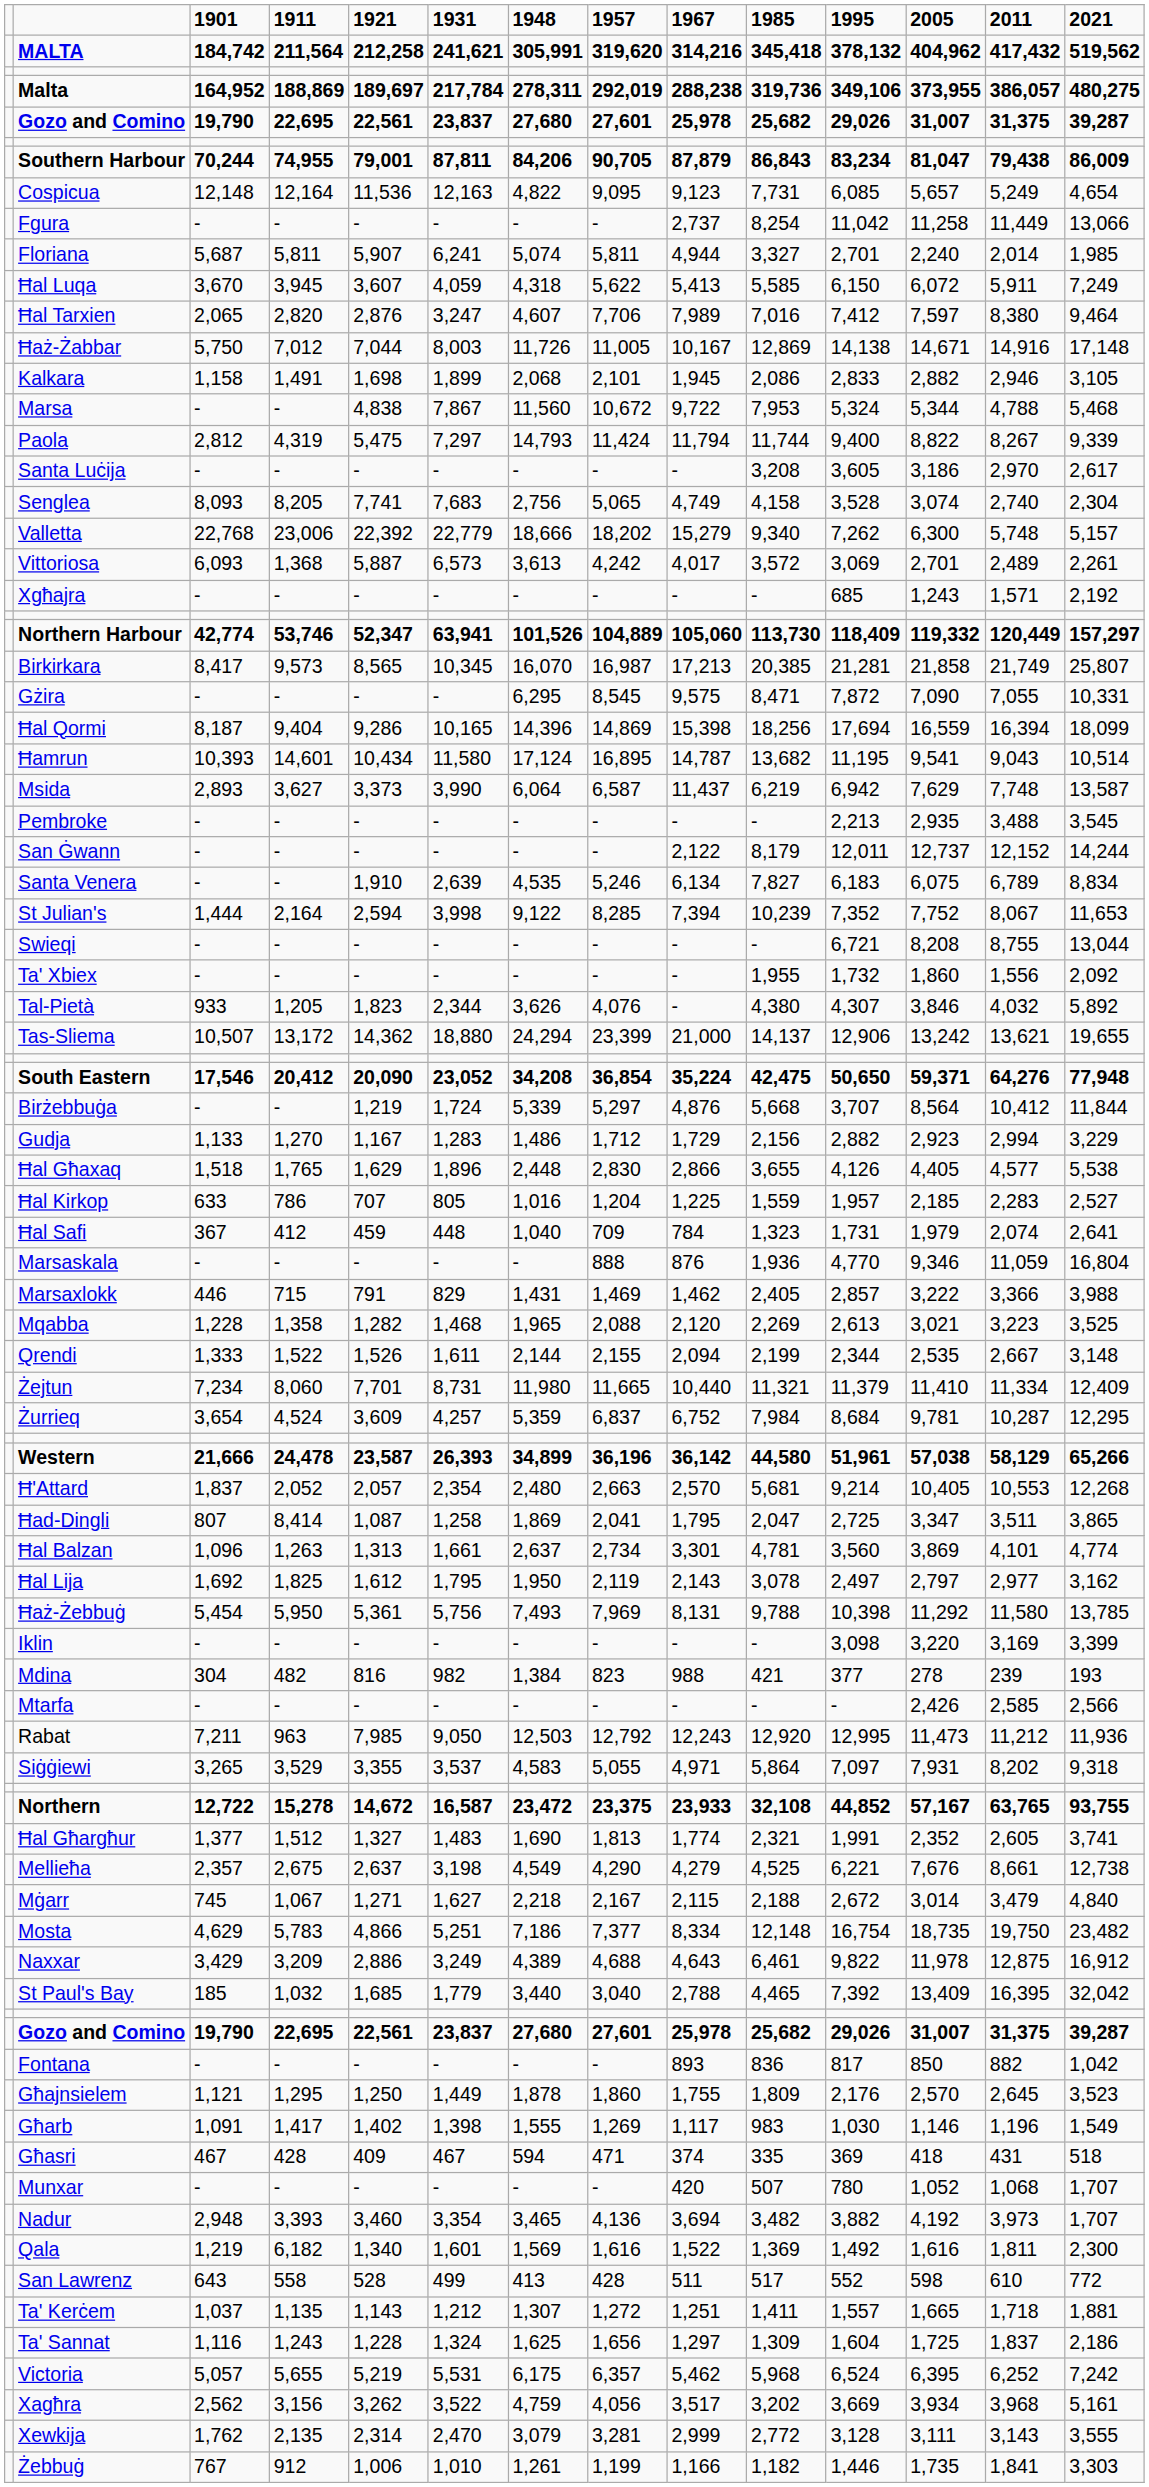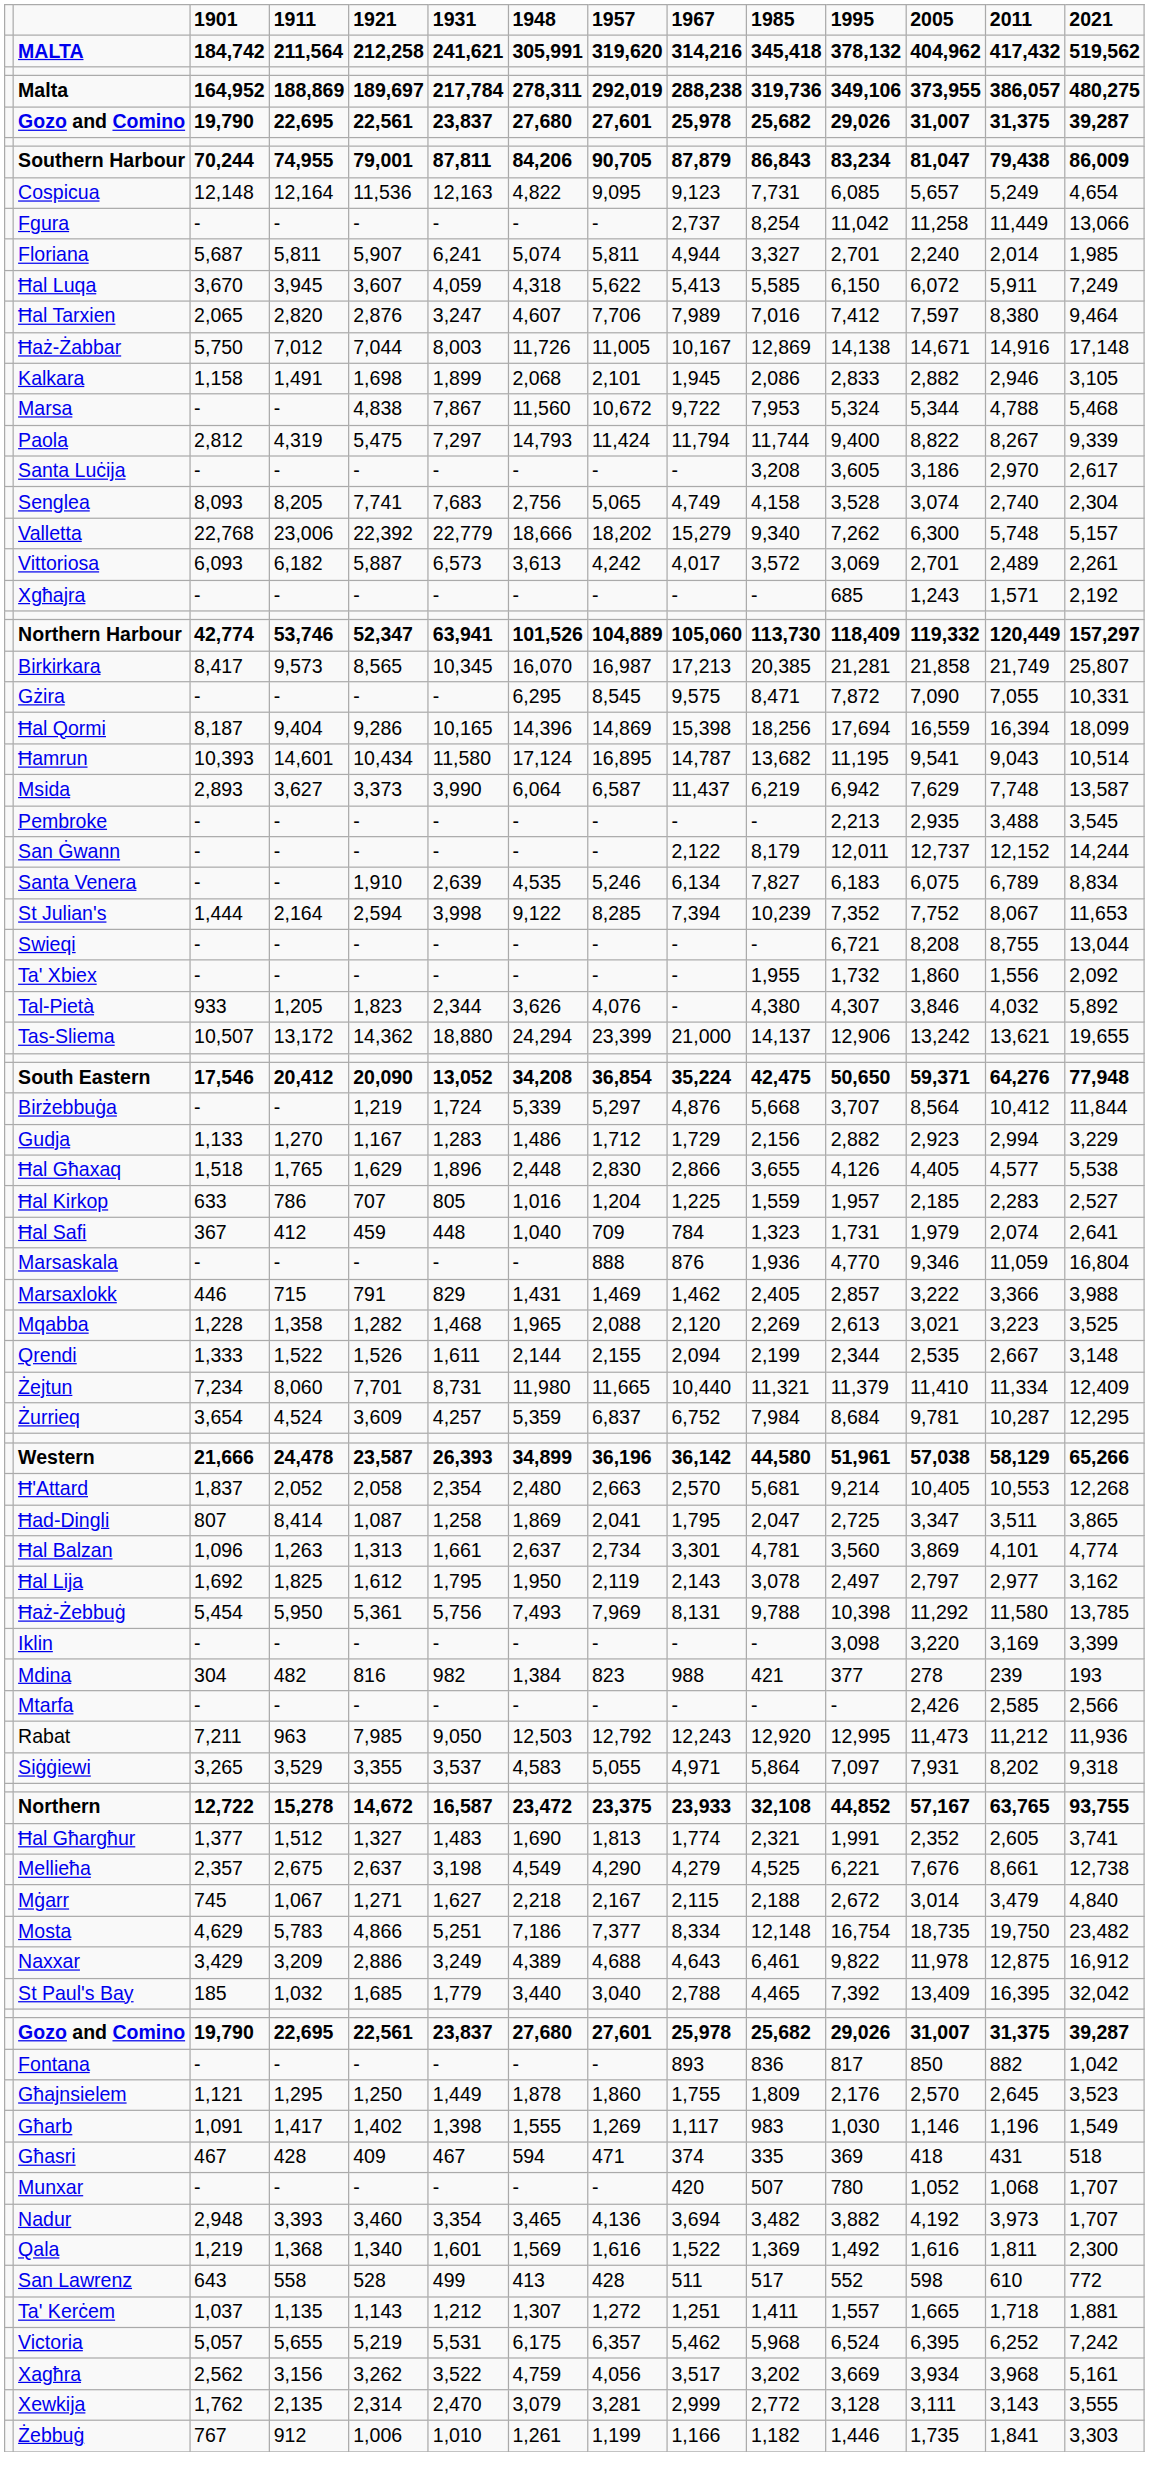(298, 564) 1,368 -> (298, 564) 6,182
(463, 1077) 23,052 -> (463, 1077) 13,052
(378, 1489) 2,057 -> (378, 1489) 2,058
(298, 2249) 6,182 -> (298, 2249) 1,368
- row: (64, 2342)
